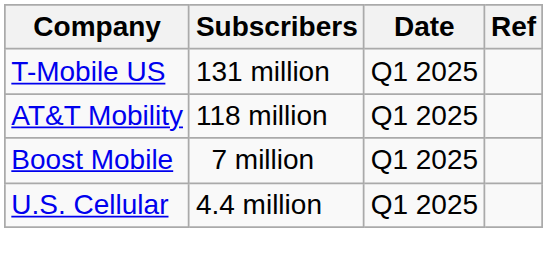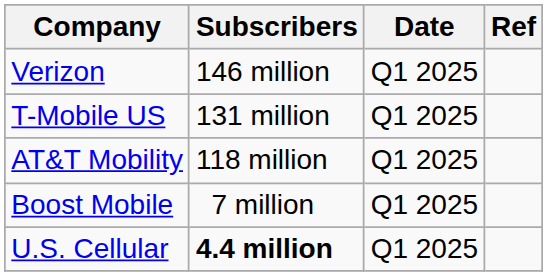+ row: (58, 71)
(259, 204) normal -> (264, 248) bold
